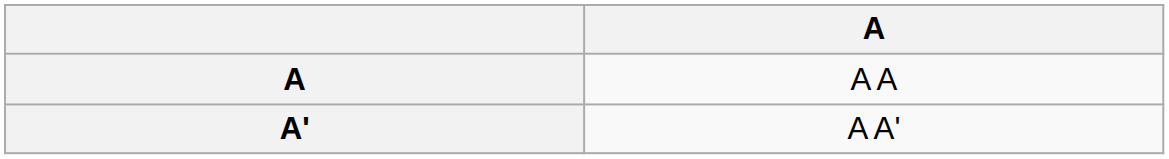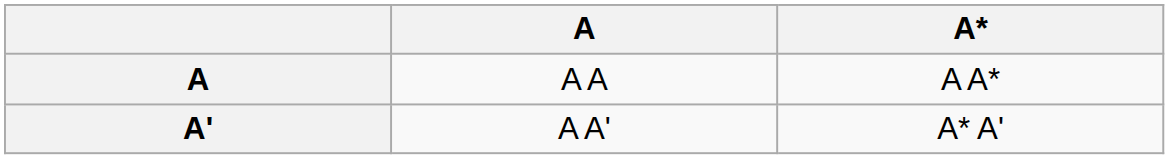+ column: (971, 29)
